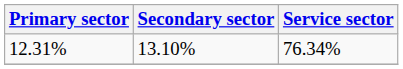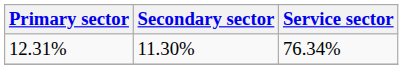(166, 49) 13.10% -> (166, 49) 11.30%
